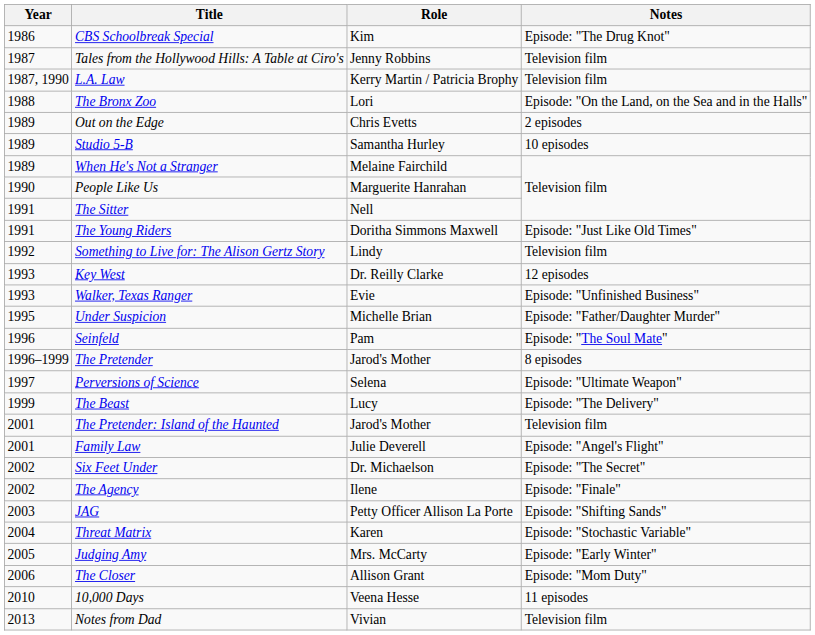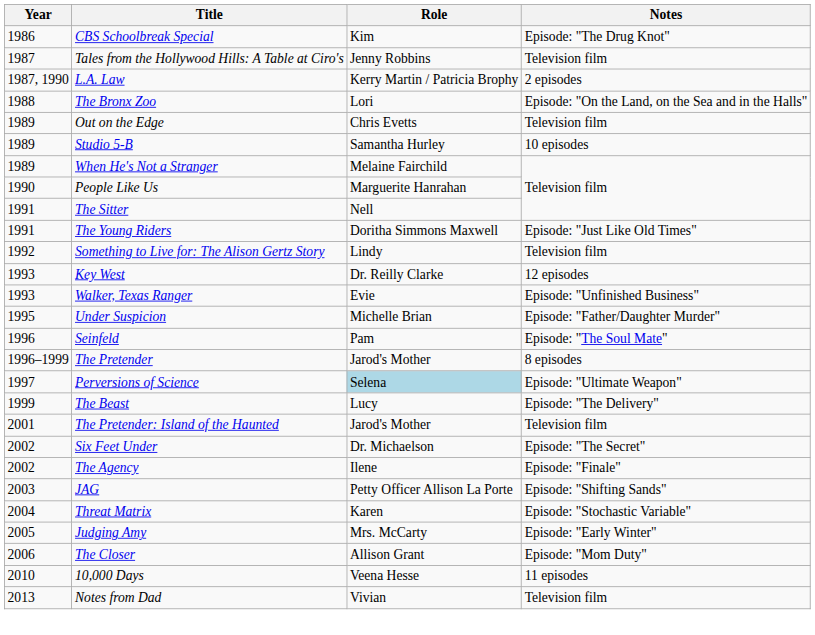(566, 79) Television film -> (553, 79) 2 episodes
(553, 123) 2 episodes -> (566, 123) Television film
(368, 381) no background -> (368, 381) lightblue background
- row: (108, 446)
